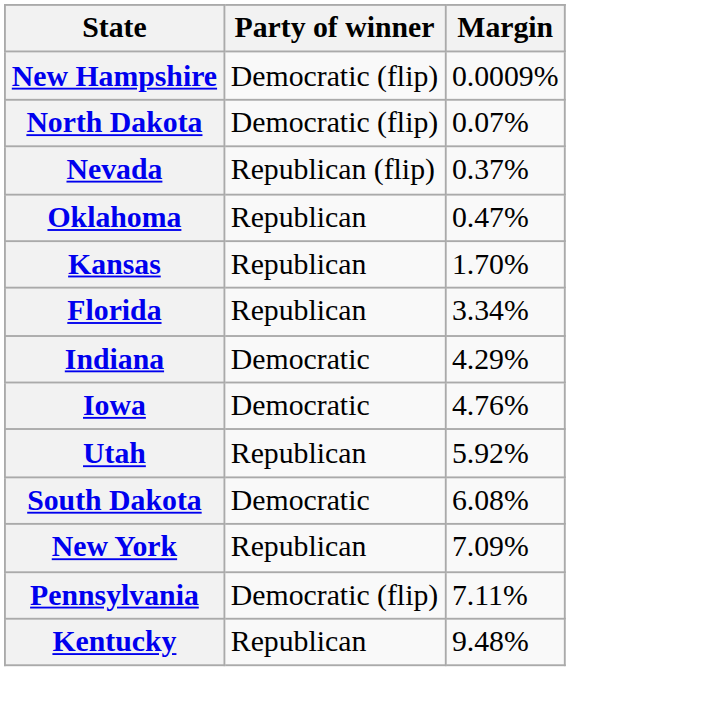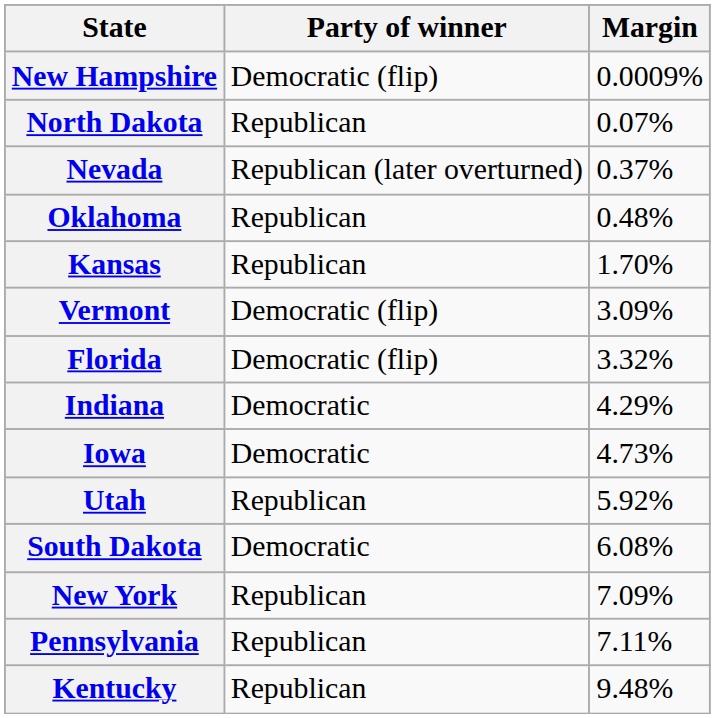(334, 122) Democratic (flip) -> (299, 122) Republican
(333, 169) Republican (flip) -> (407, 169) Republican (later overturned)
(490, 216) 0.47% -> (635, 216) 0.48%
+ row: (114, 311)
(299, 311) Republican -> (334, 358) Democratic (flip)
(490, 311) 3.34% -> (635, 358) 3.32%
(490, 405) 4.76% -> (635, 452) 4.73%
(334, 594) Democratic (flip) -> (299, 641) Republican
